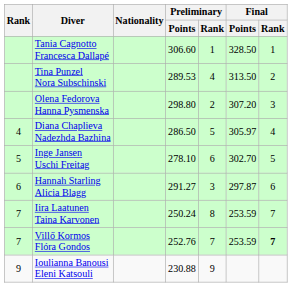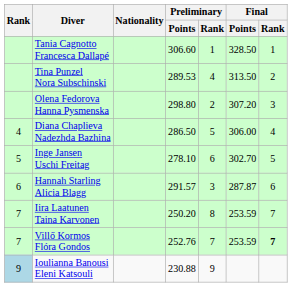(243, 132) 305.97 -> (243, 132) 306.00
(182, 186) 291.27 -> (182, 186) 291.57
(243, 186) 297.87 -> (243, 186) 287.87
(182, 214) 250.24 -> (182, 214) 250.20
(18, 268) no background -> (18, 268) lightblue background
